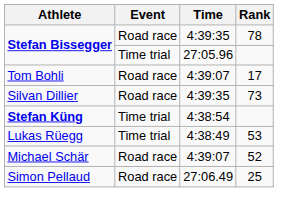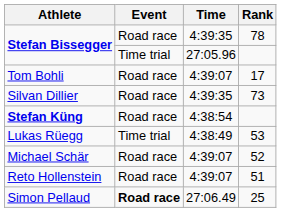(144, 116) Time trial -> (148, 116) Road race
+ row: (54, 177)
(148, 177) normal -> (149, 197) bold
